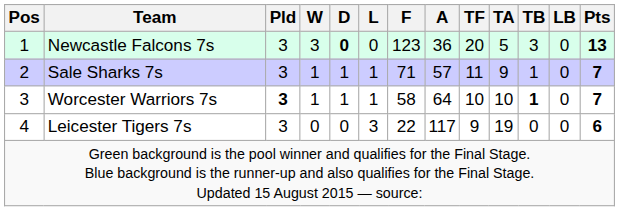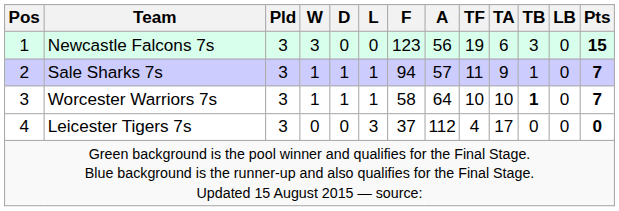(344, 45) bold -> (344, 45) normal
(442, 45) 36 -> (442, 45) 56
(474, 45) 20 -> (474, 45) 19
(504, 45) 5 -> (504, 45) 6
(597, 45) 13 -> (597, 45) 15
(406, 72) 71 -> (406, 72) 94
(283, 99) bold -> (283, 99) normal
(406, 126) 22 -> (406, 126) 37
(442, 126) 117 -> (442, 126) 112
(474, 126) 9 -> (474, 126) 4
(504, 126) 19 -> (504, 126) 17
(597, 126) 6 -> (597, 126) 0
